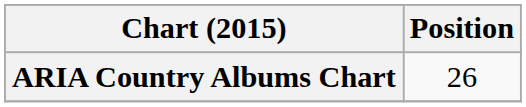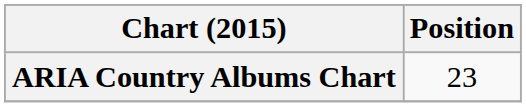(462, 76) 26 -> (462, 76) 23
